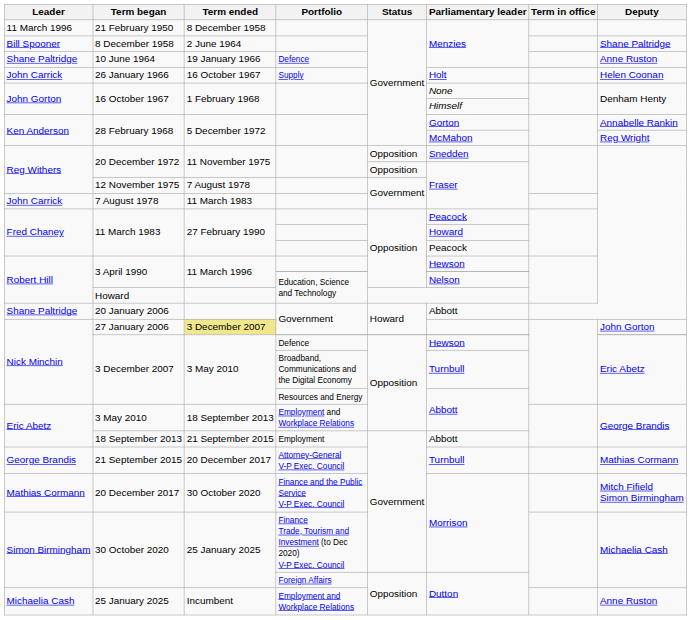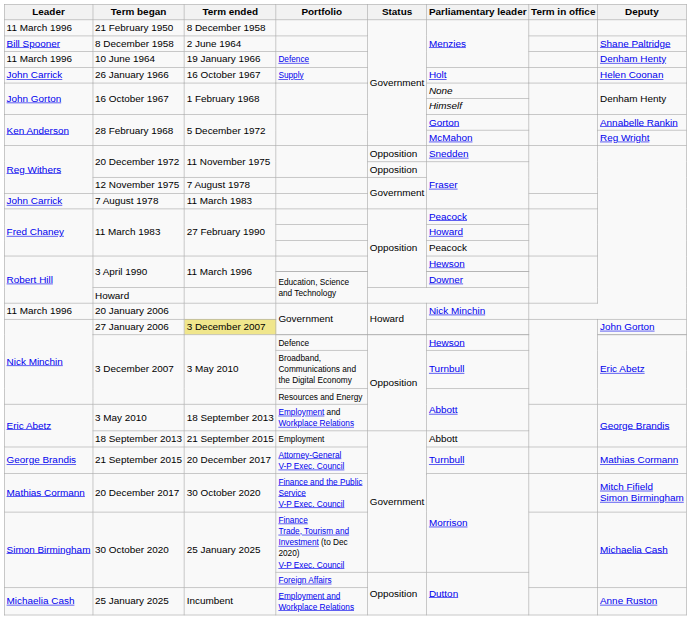(42, 59) Shane Paltridge -> (39, 59) 11 March 1996
(629, 59) Anne Ruston -> (633, 59) Denham Henty
(444, 279) Nelson -> (446, 279) Downer
(42, 311) Shane Paltridge -> (39, 311) 11 March 1996
(443, 311) Abbott -> (457, 311) Nick Minchin
